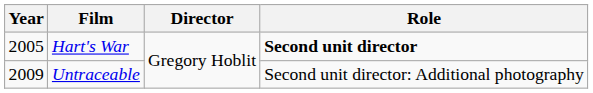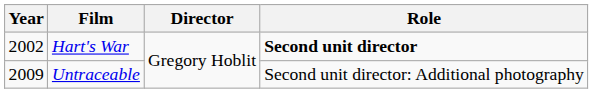(26, 46) 2005 -> (26, 46) 2002
